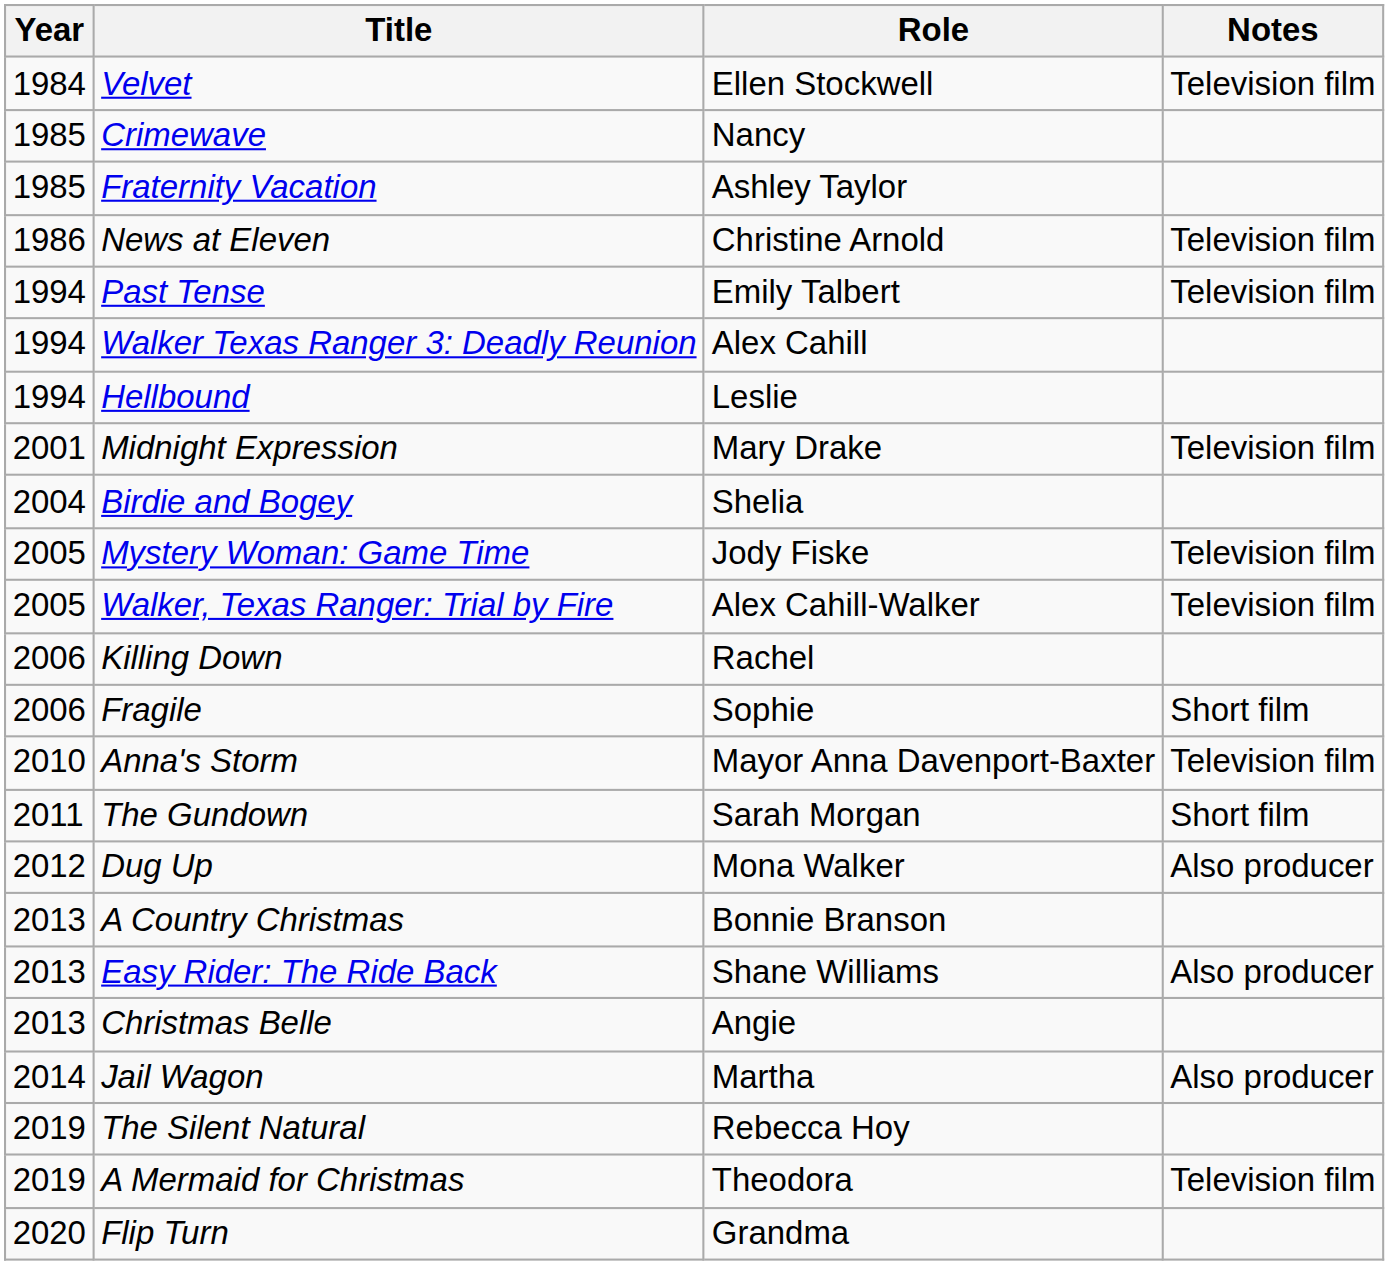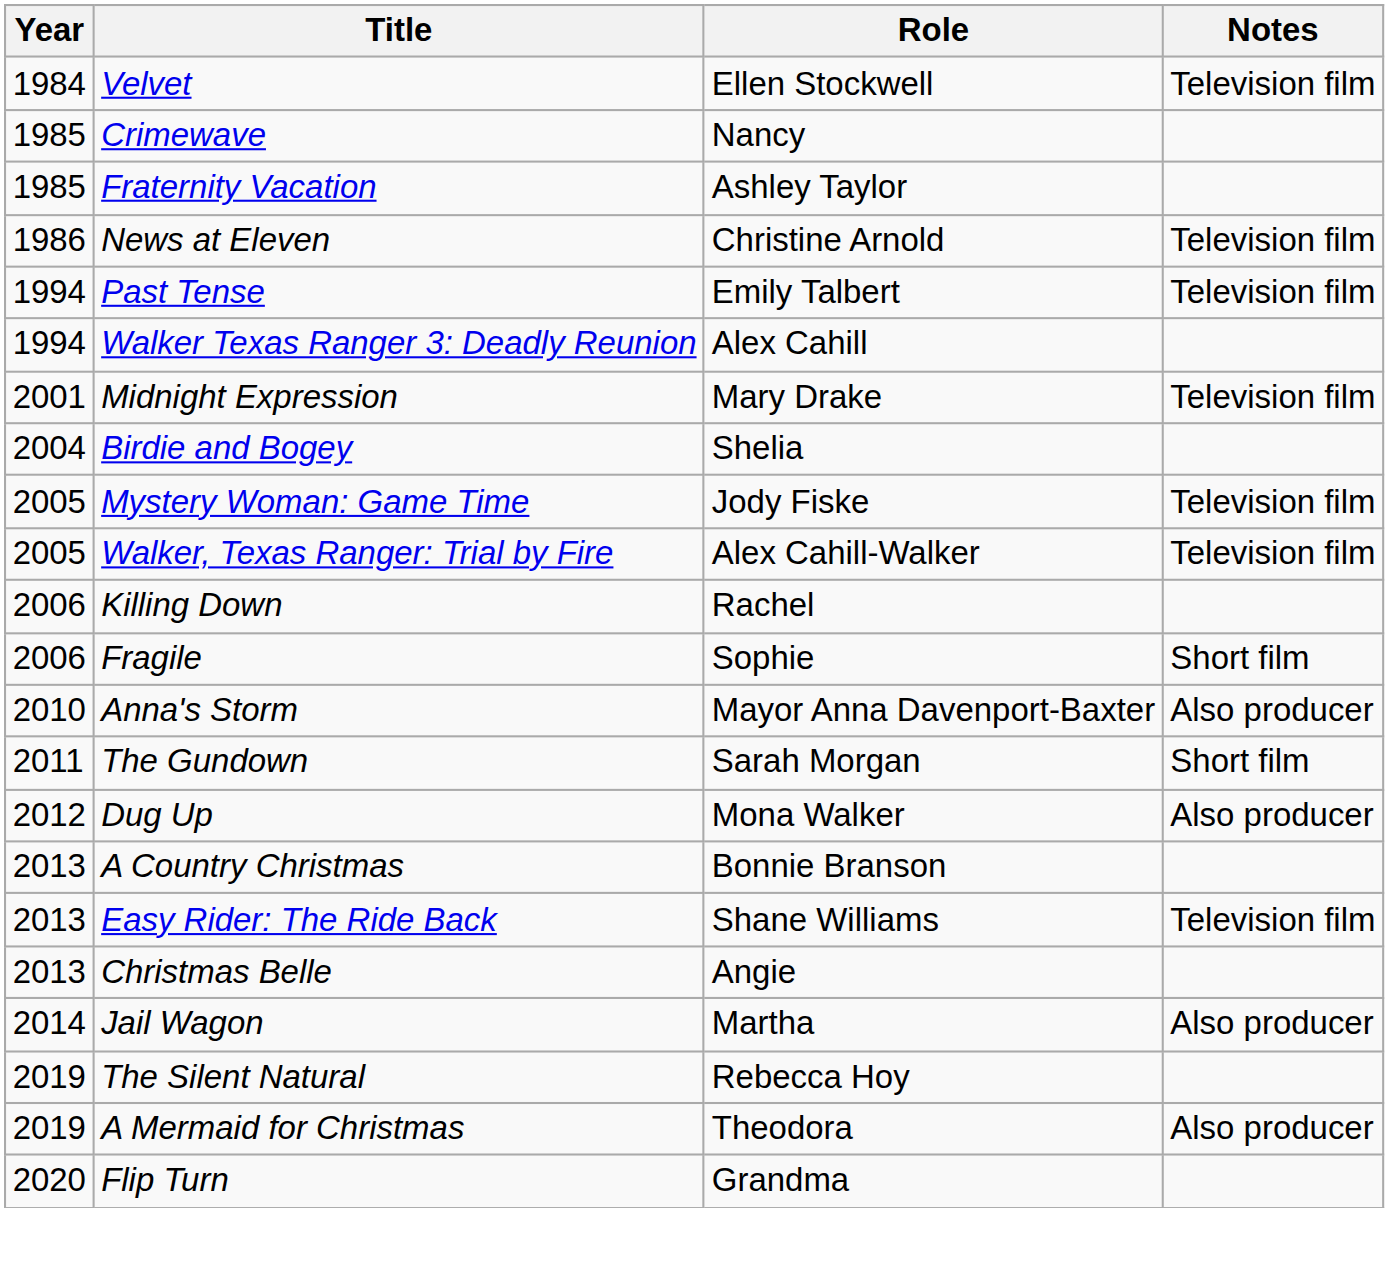- row: (175, 396)
(1273, 762) Television film -> (1272, 710) Also producer
(1272, 971) Also producer -> (1273, 919) Television film
(1273, 1180) Television film -> (1272, 1128) Also producer
